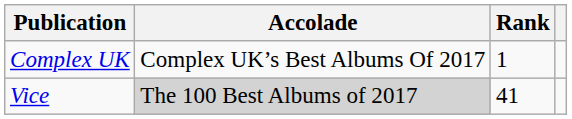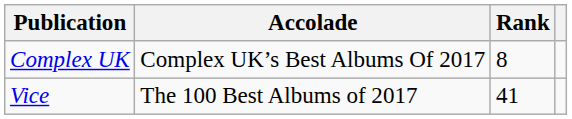(502, 59) 1 -> (502, 59) 8
(279, 95) lightgrey background -> (279, 95) no background
